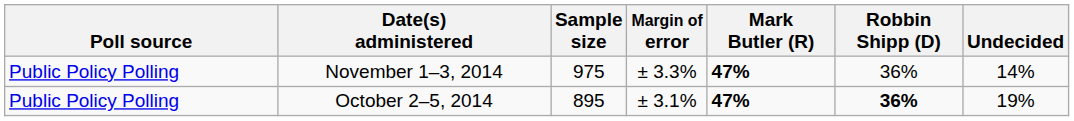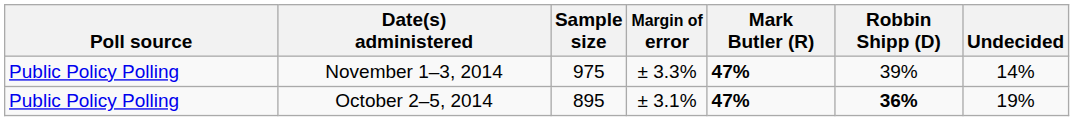(899, 71) 36% -> (899, 71) 39%
